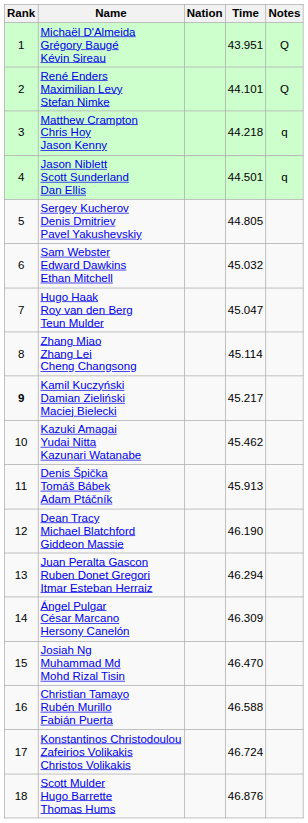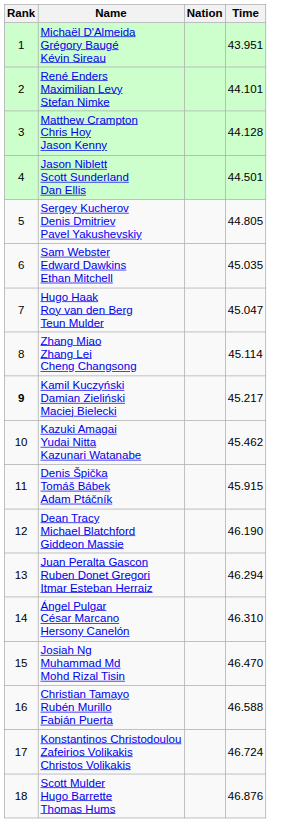- column: (284, 13)
(245, 133) 44.218 -> (245, 133) 44.128
(245, 265) 45.032 -> (245, 265) 45.035
(245, 486) 45.913 -> (245, 486) 45.915
(245, 619) 46.309 -> (245, 619) 46.310
